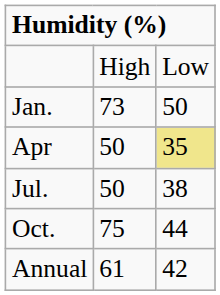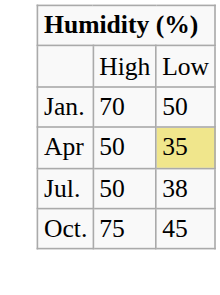(112, 106) 73 -> (112, 106) 70
(175, 228) 44 -> (175, 228) 45
- row: (50, 268)
